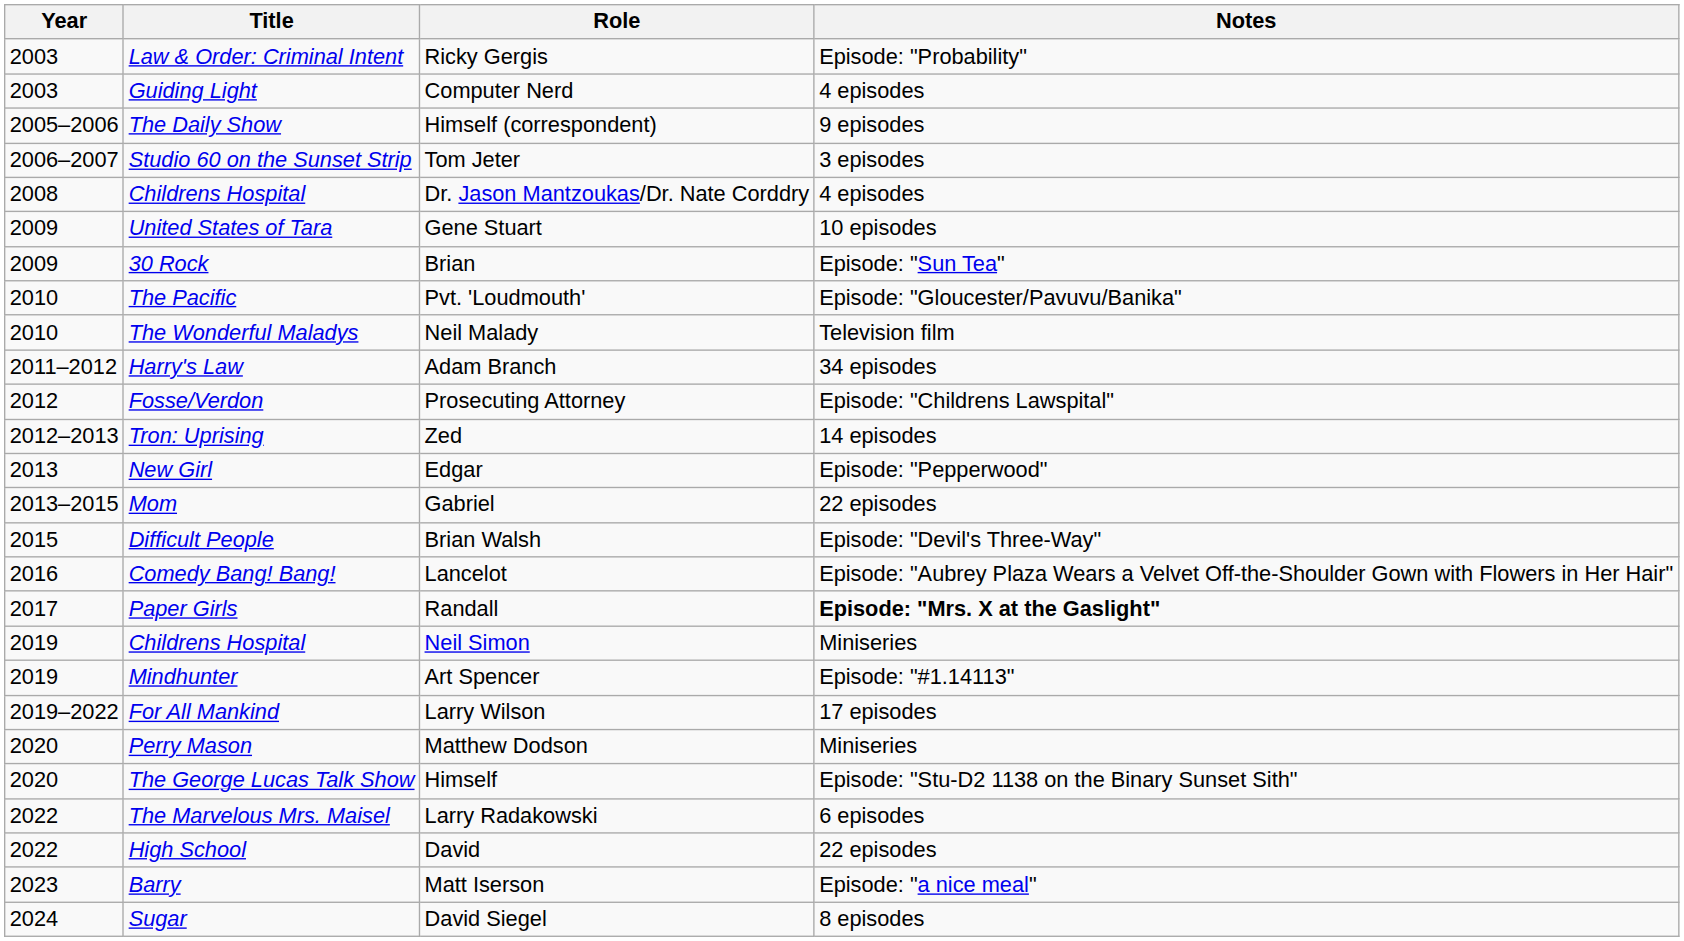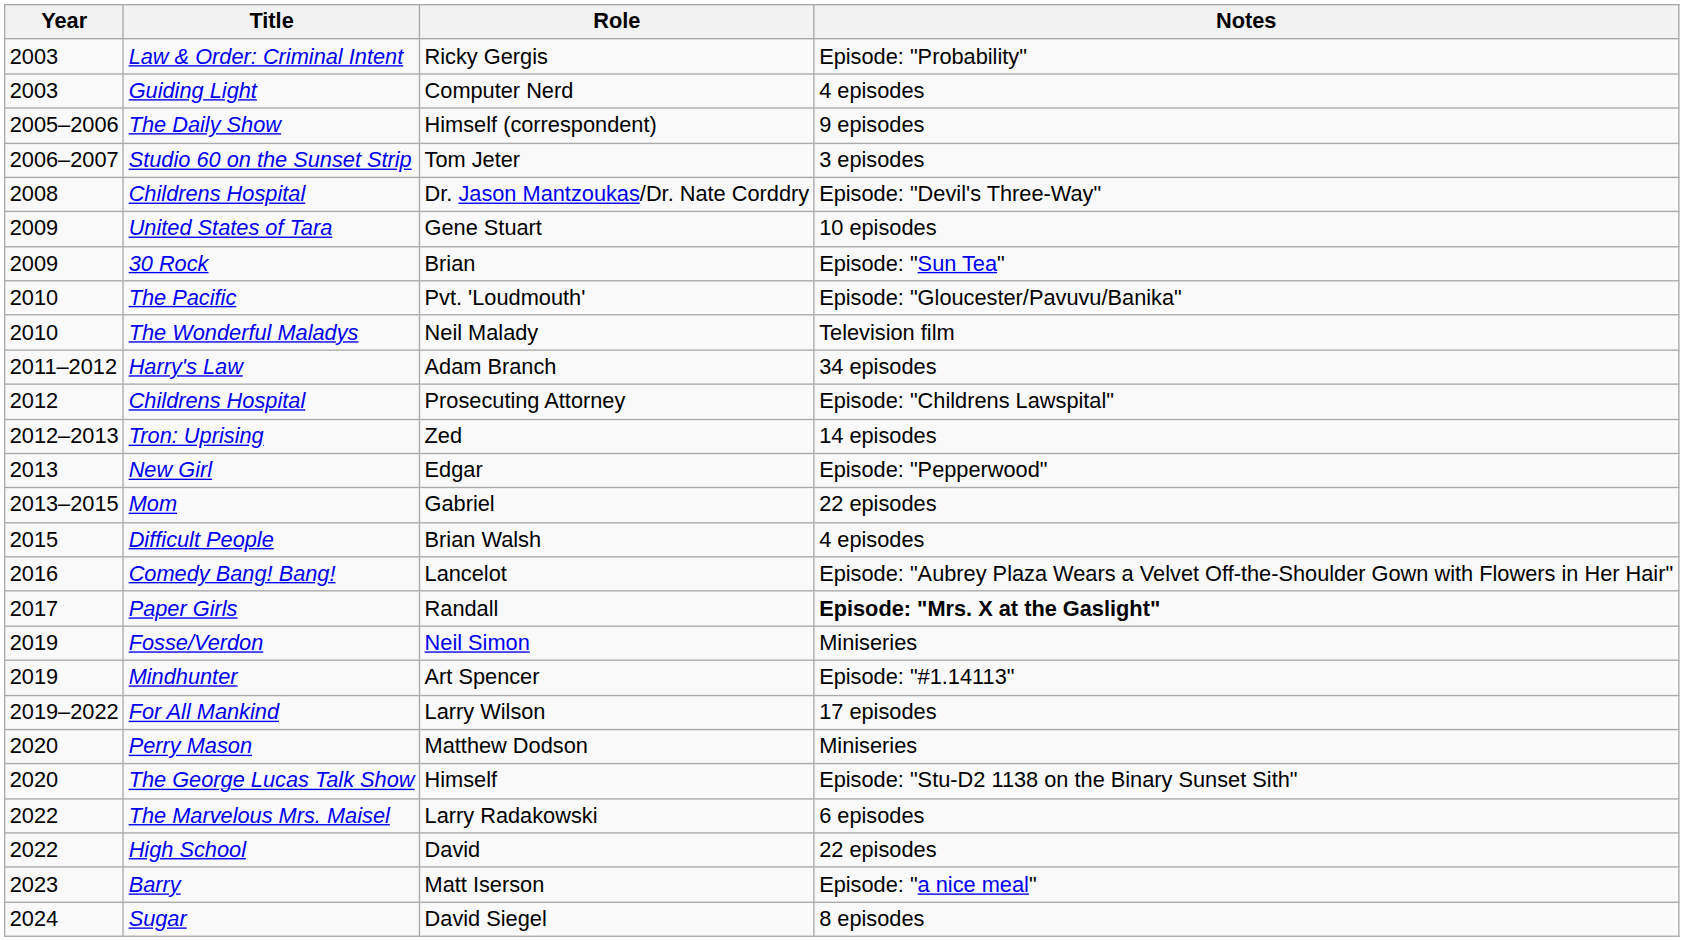(872, 194) 4 episodes -> (960, 194) Episode: "Devil's Three-Way"
(196, 401) Fosse/Verdon -> (217, 401) Childrens Hospital
(960, 539) Episode: "Devil's Three-Way" -> (872, 539) 4 episodes
(217, 642) Childrens Hospital -> (196, 642) Fosse/Verdon
